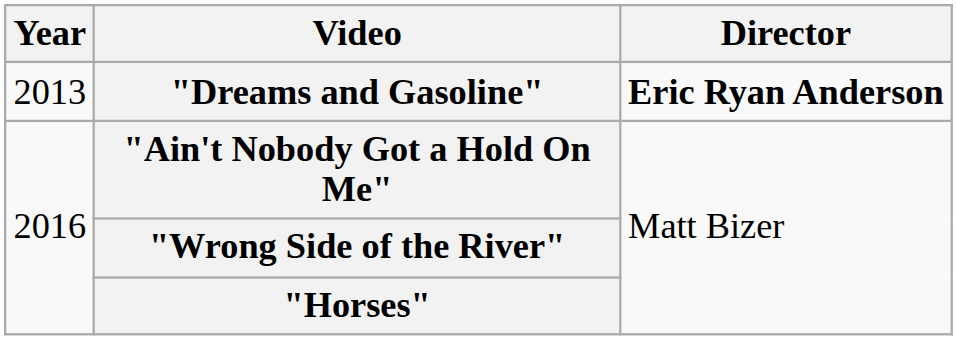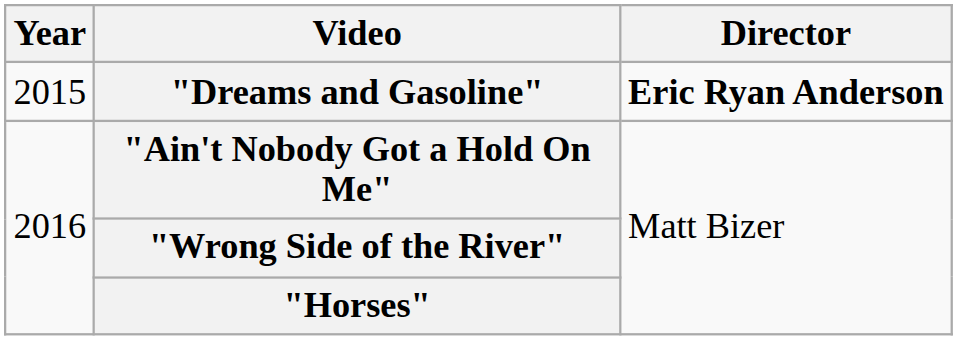(50, 90) 2013 -> (50, 90) 2015
